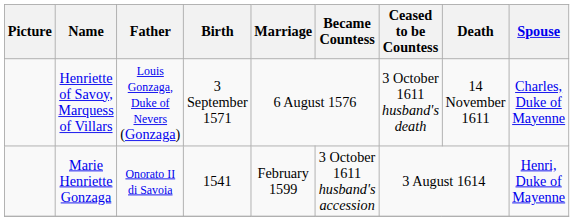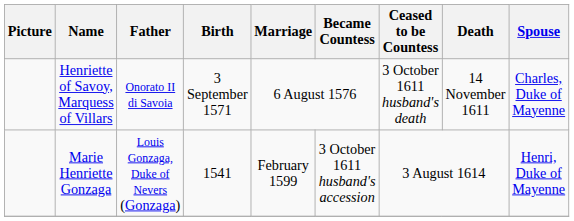(150, 103) Louis Gonzaga, Duke of Nevers (Gonzaga) -> (150, 95) Onorato II di Savoia
(150, 181) Onorato II di Savoia -> (150, 173) Louis Gonzaga, Duke of Nevers (Gonzaga)
